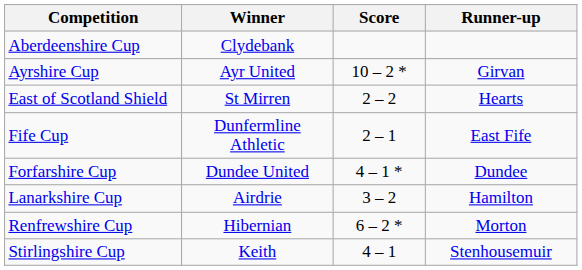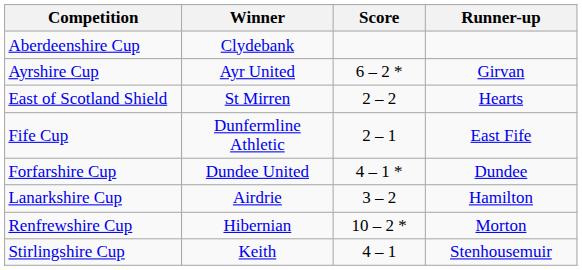(379, 71) 10 – 2 * -> (379, 71) 6 – 2 *
(379, 225) 6 – 2 * -> (379, 225) 10 – 2 *
